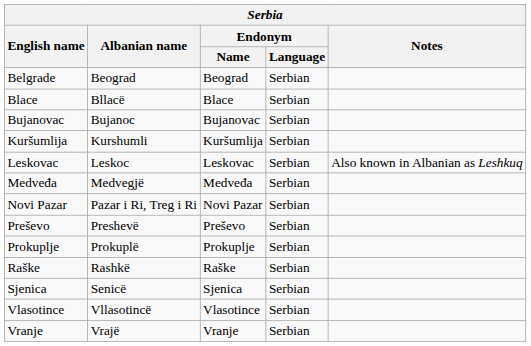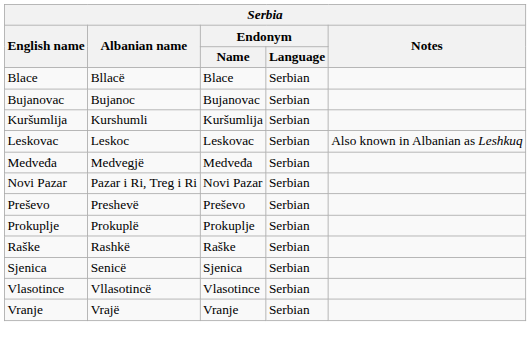- row: (31, 78)
